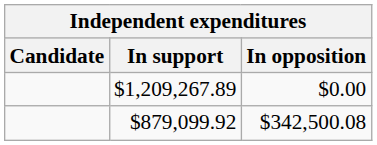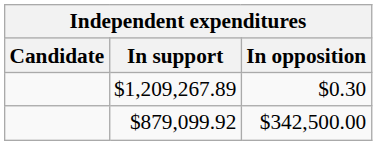(342, 88) $0.00 -> (342, 88) $0.30
(313, 122) $342,500.08 -> (313, 122) $342,500.00
